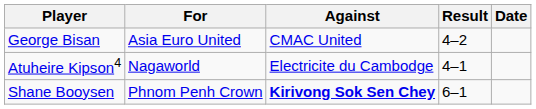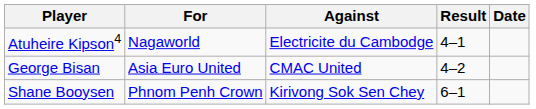rows swapped: (65, 66) <-> (54, 40)
(352, 92) bold -> (347, 92) normal
